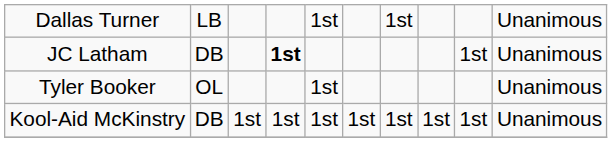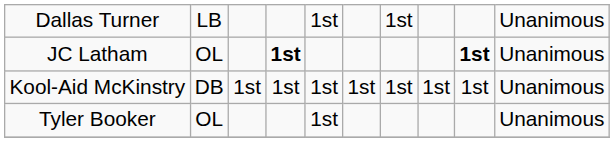(209, 53) DB -> (209, 53) OL
(473, 53) normal -> (475, 53) bold
rows swapped: (97, 119) <-> (97, 86)
